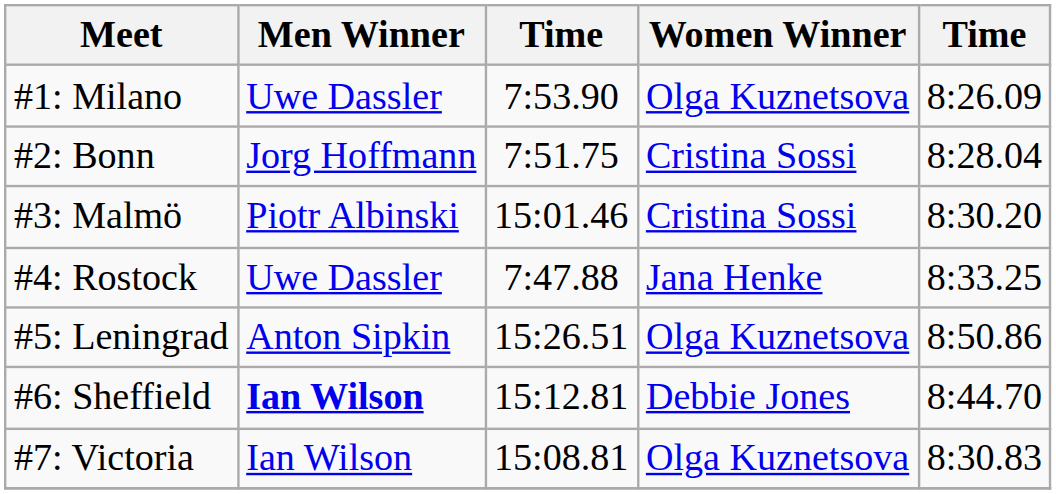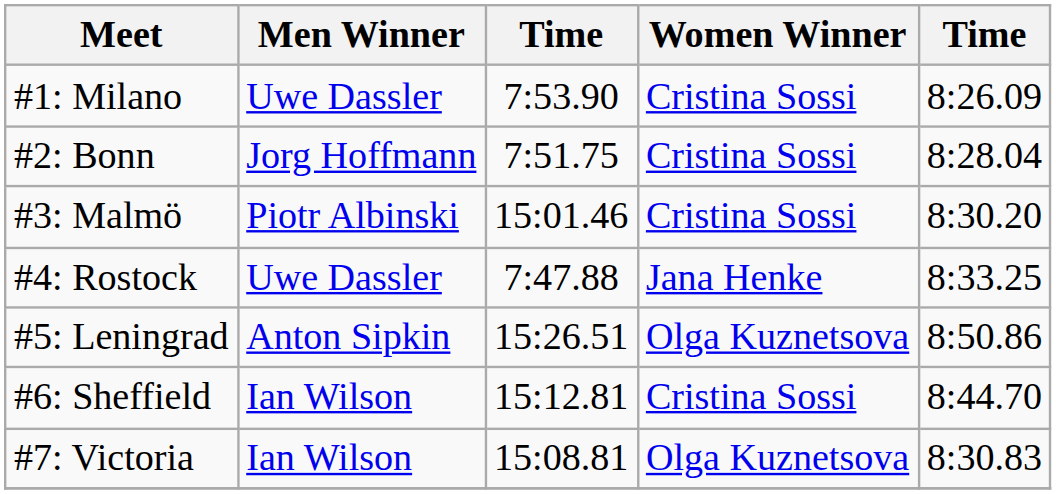(778, 95) Olga Kuznetsova -> (751, 95) Cristina Sossi
(335, 397) bold -> (329, 397) normal
(748, 397) Debbie Jones -> (751, 397) Cristina Sossi
